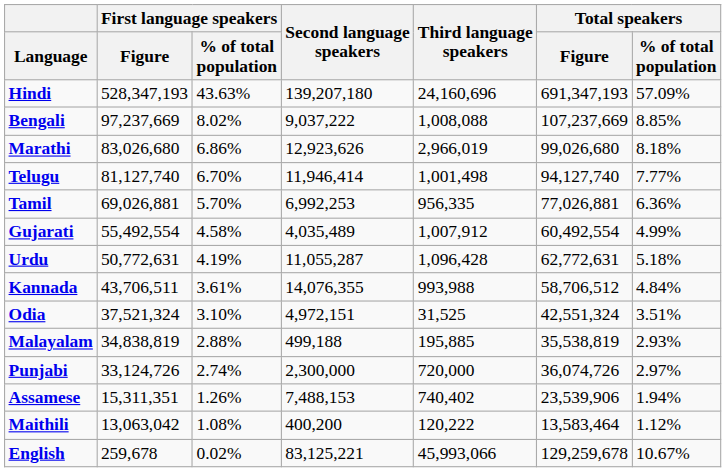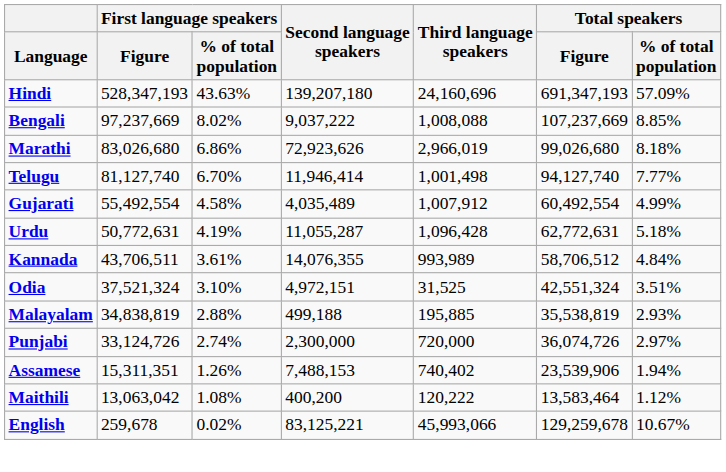(325, 148) 12,923,626 -> (325, 148) 72,923,626
- row: (30, 203)
(446, 286) 993,988 -> (446, 259) 993,989
